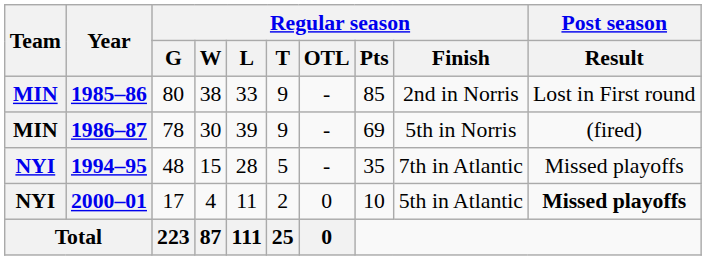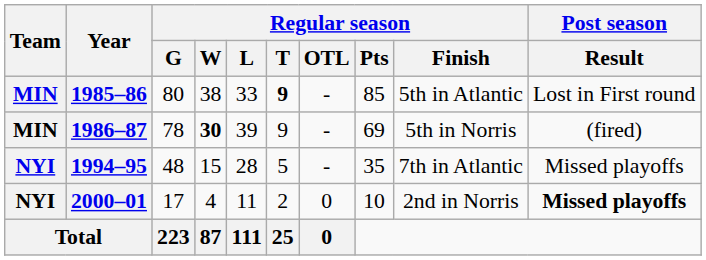(283, 94) normal -> (283, 94) bold
(461, 94) 2nd in Norris -> (461, 94) 5th in Atlantic
(211, 130) normal -> (211, 130) bold
(461, 201) 5th in Atlantic -> (461, 201) 2nd in Norris
